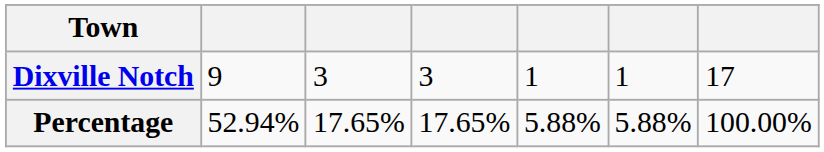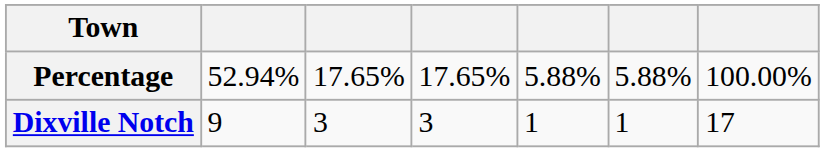rows swapped: (103, 75) <-> (103, 122)
